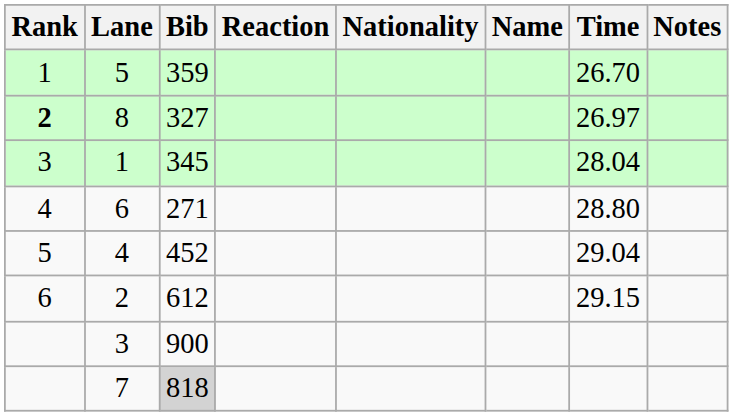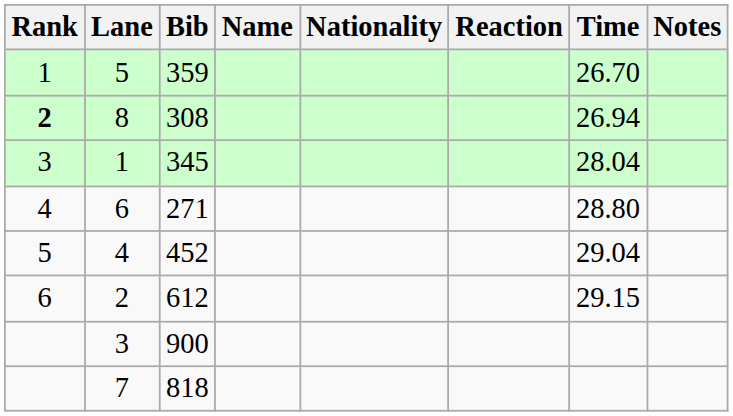columns swapped: (527, 27) <-> (276, 27)
(187, 117) 327 -> (187, 117) 308
(608, 117) 26.97 -> (608, 117) 26.94
(187, 388) lightgrey background -> (187, 388) no background
